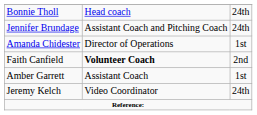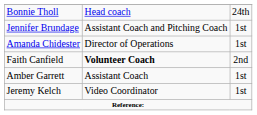(241, 28) 24th -> (241, 28) 1st
(241, 91) 24th -> (241, 91) 1st
